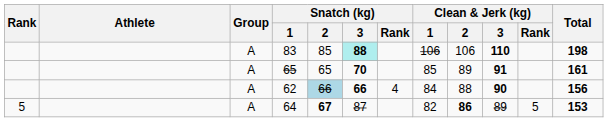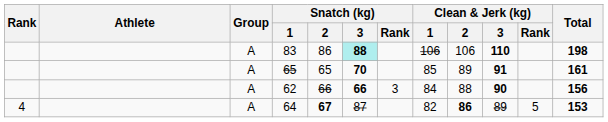(325, 51) 85 -> (325, 51) 86
(325, 88) lightblue background -> (325, 88) no background
(395, 88) 4 -> (395, 88) 3
(22, 107) 5 -> (22, 107) 4
